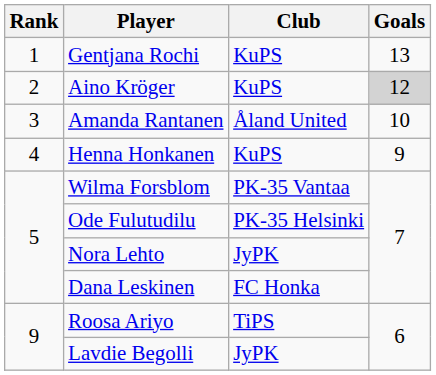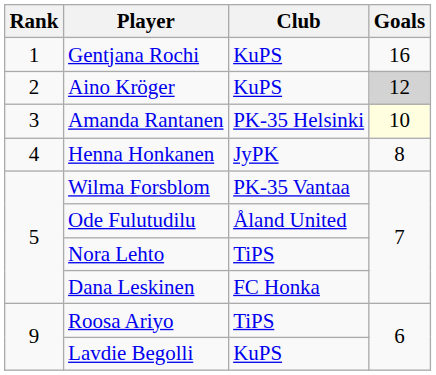(399, 54) 13 -> (399, 54) 16
(290, 120) Åland United -> (299, 120) PK-35 Helsinki
(399, 120) no background -> (399, 120) lightyellow background
(258, 154) KuPS -> (256, 154) JyPK
(399, 154) 9 -> (399, 154) 8
(299, 220) PK-35 Helsinki -> (290, 220) Åland United
(256, 253) JyPK -> (254, 253) TiPS
(256, 353) JyPK -> (258, 353) KuPS
